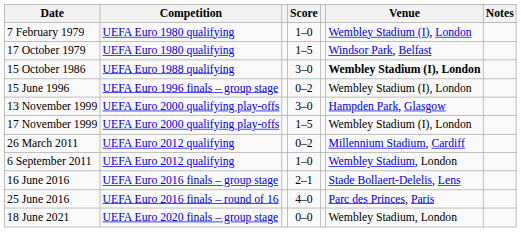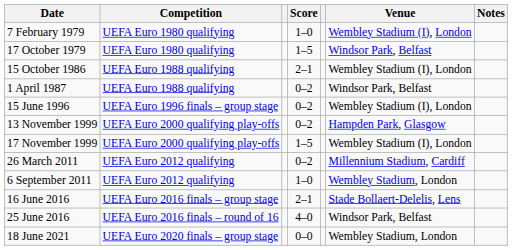(304, 69) 3–0 -> (304, 69) 2–1
(404, 69) bold -> (400, 69) normal
+ row: (37, 87)
(304, 106) 3–0 -> (304, 124) 0–2
(381, 198) Parc des Princes, Paris -> (380, 217) Windsor Park, Belfast
